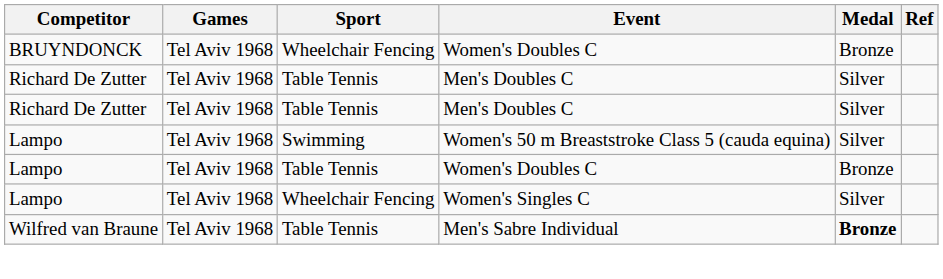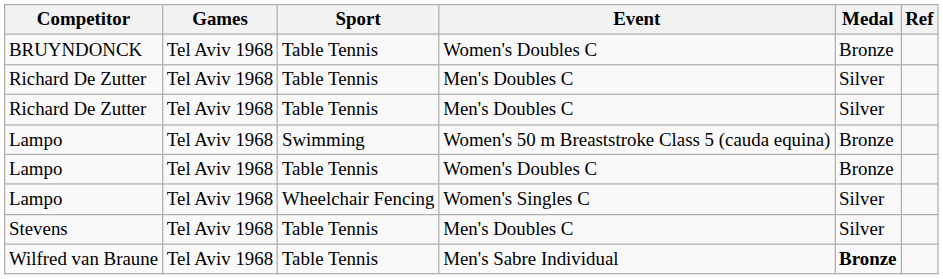(358, 49) Wheelchair Fencing -> (330, 49) Table Tennis
(862, 139) Silver -> (866, 139) Bronze
+ row: (38, 229)
